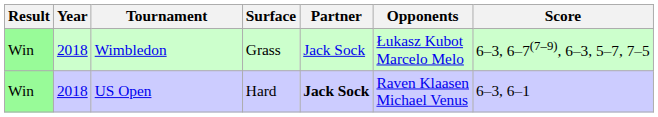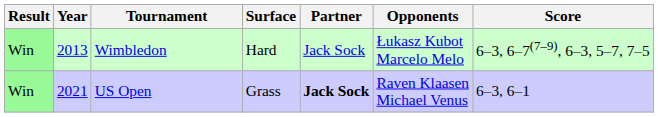(72, 49) 2018 -> (72, 49) 2013
(263, 49) Grass -> (261, 49) Hard
(72, 91) 2018 -> (72, 91) 2021
(261, 91) Hard -> (263, 91) Grass
